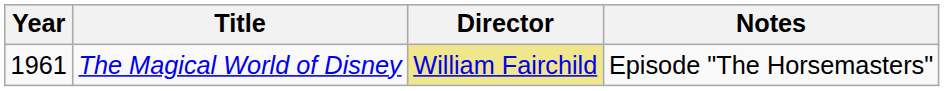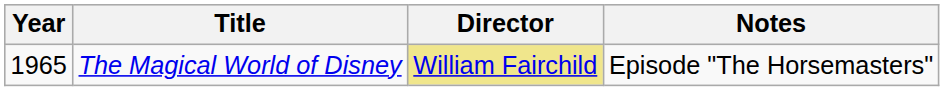(39, 64) 1961 -> (39, 64) 1965
